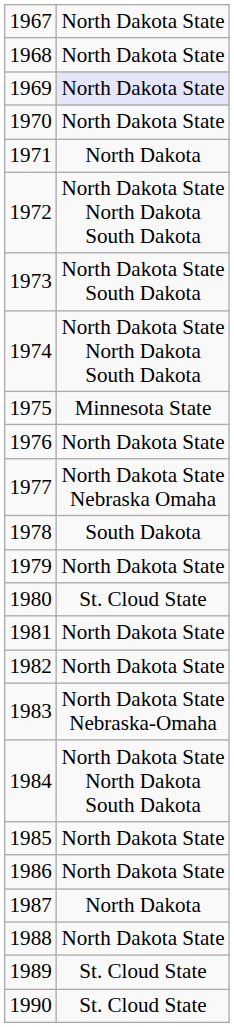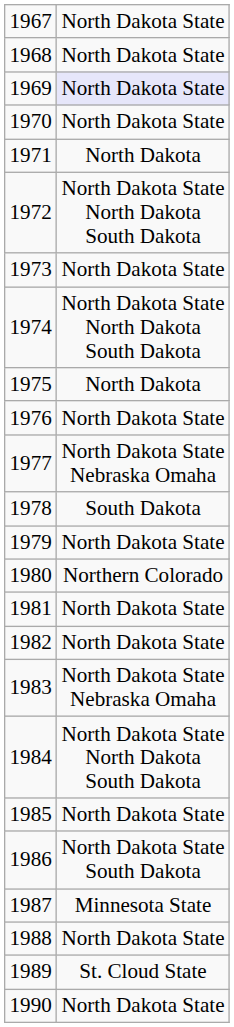(143, 281) North Dakota State South Dakota -> (143, 269) North Dakota State
(143, 408) Minnesota State -> (143, 384) North Dakota
(143, 599) St. Cloud State -> (143, 575) Northern Colorado
(143, 711) North Dakota State Nebraska-Omaha -> (143, 687) North Dakota State Nebraska Omaha
(143, 871) North Dakota State -> (143, 859) North Dakota State South Dakota
(143, 904) North Dakota -> (143, 904) Minnesota State
(143, 1005) St. Cloud State -> (143, 1005) North Dakota State
